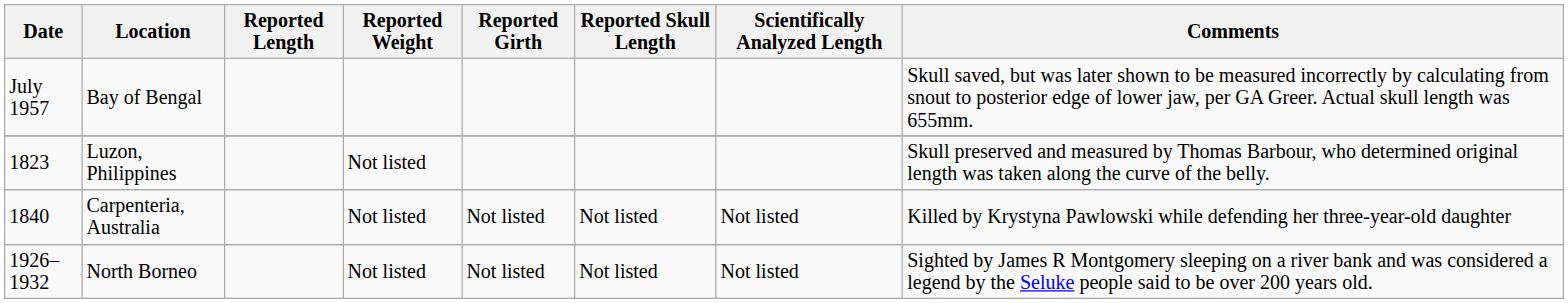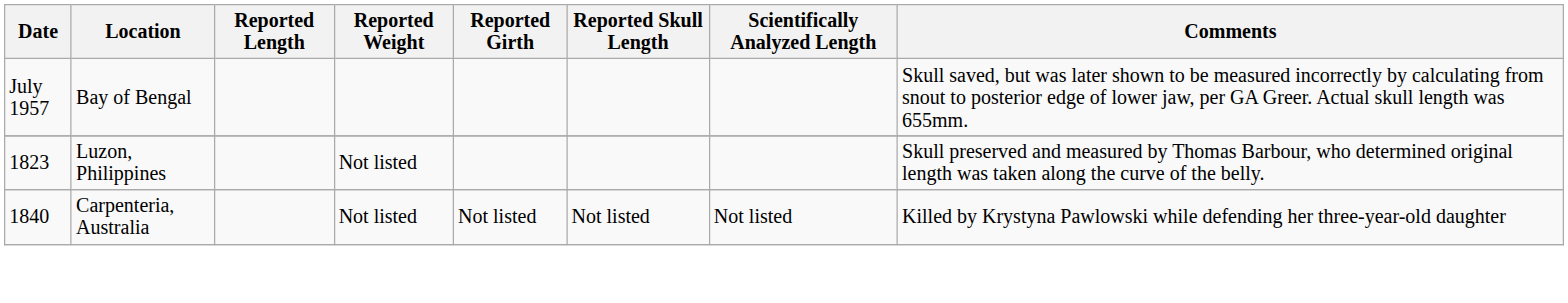- row: (142, 270)
